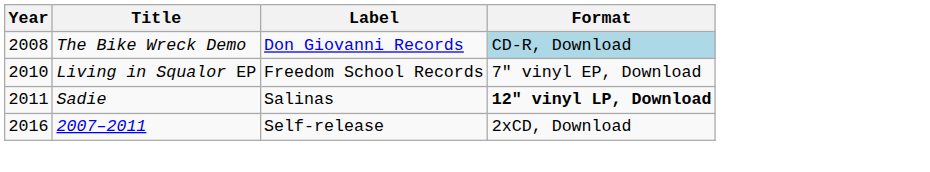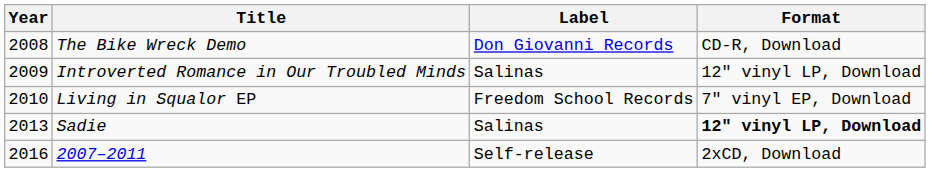(562, 45) lightblue background -> (771, 45) no background
+ row: (261, 72)
(29, 100) 2011 -> (29, 127) 2013
